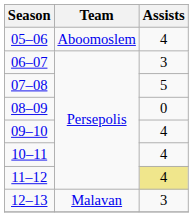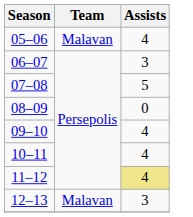(97, 39) Aboomoslem -> (87, 39) Malavan
